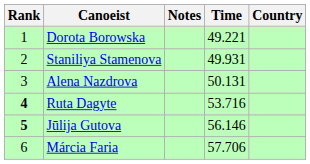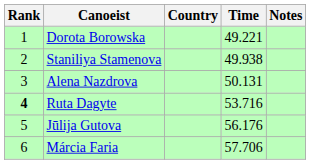columns swapped: (277, 15) <-> (184, 15)
(227, 59) 49.931 -> (244, 59) 49.938
(24, 125) bold -> (24, 125) normal
(227, 125) 56.146 -> (244, 125) 56.176
